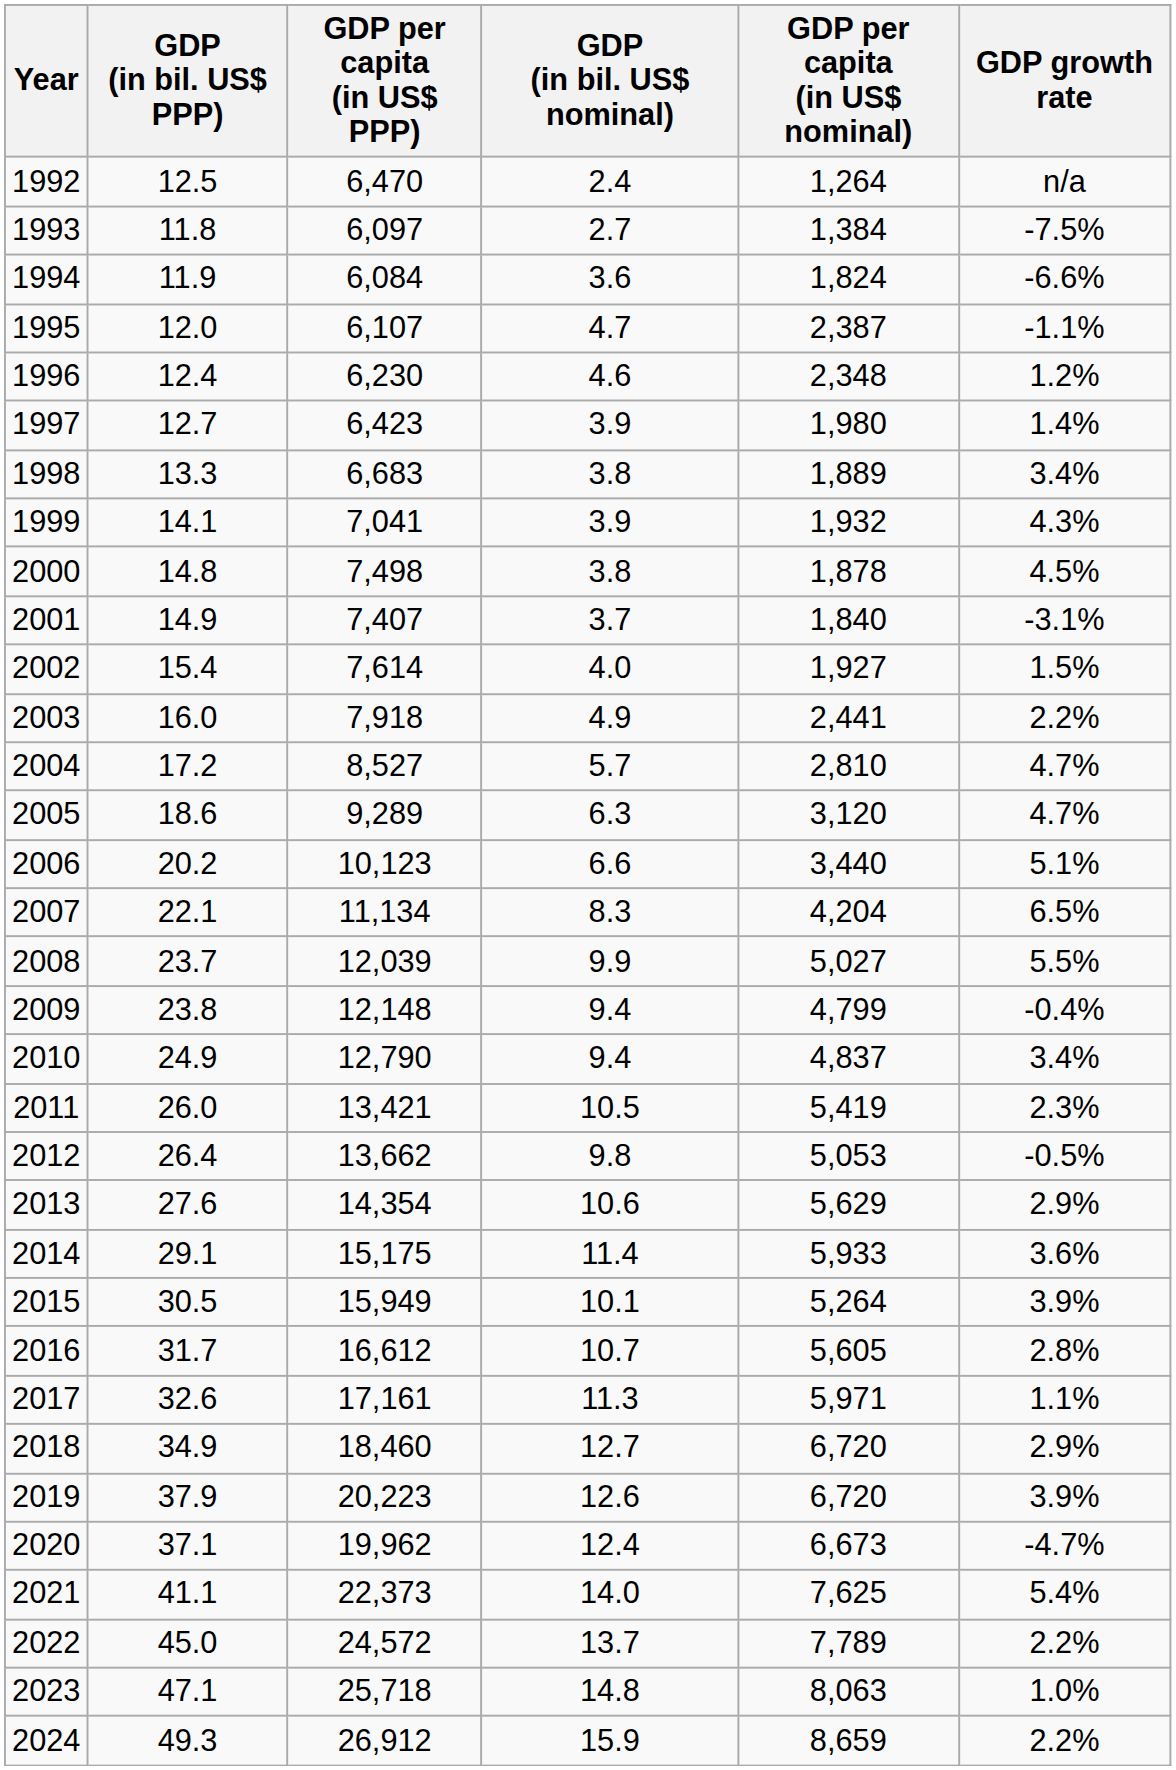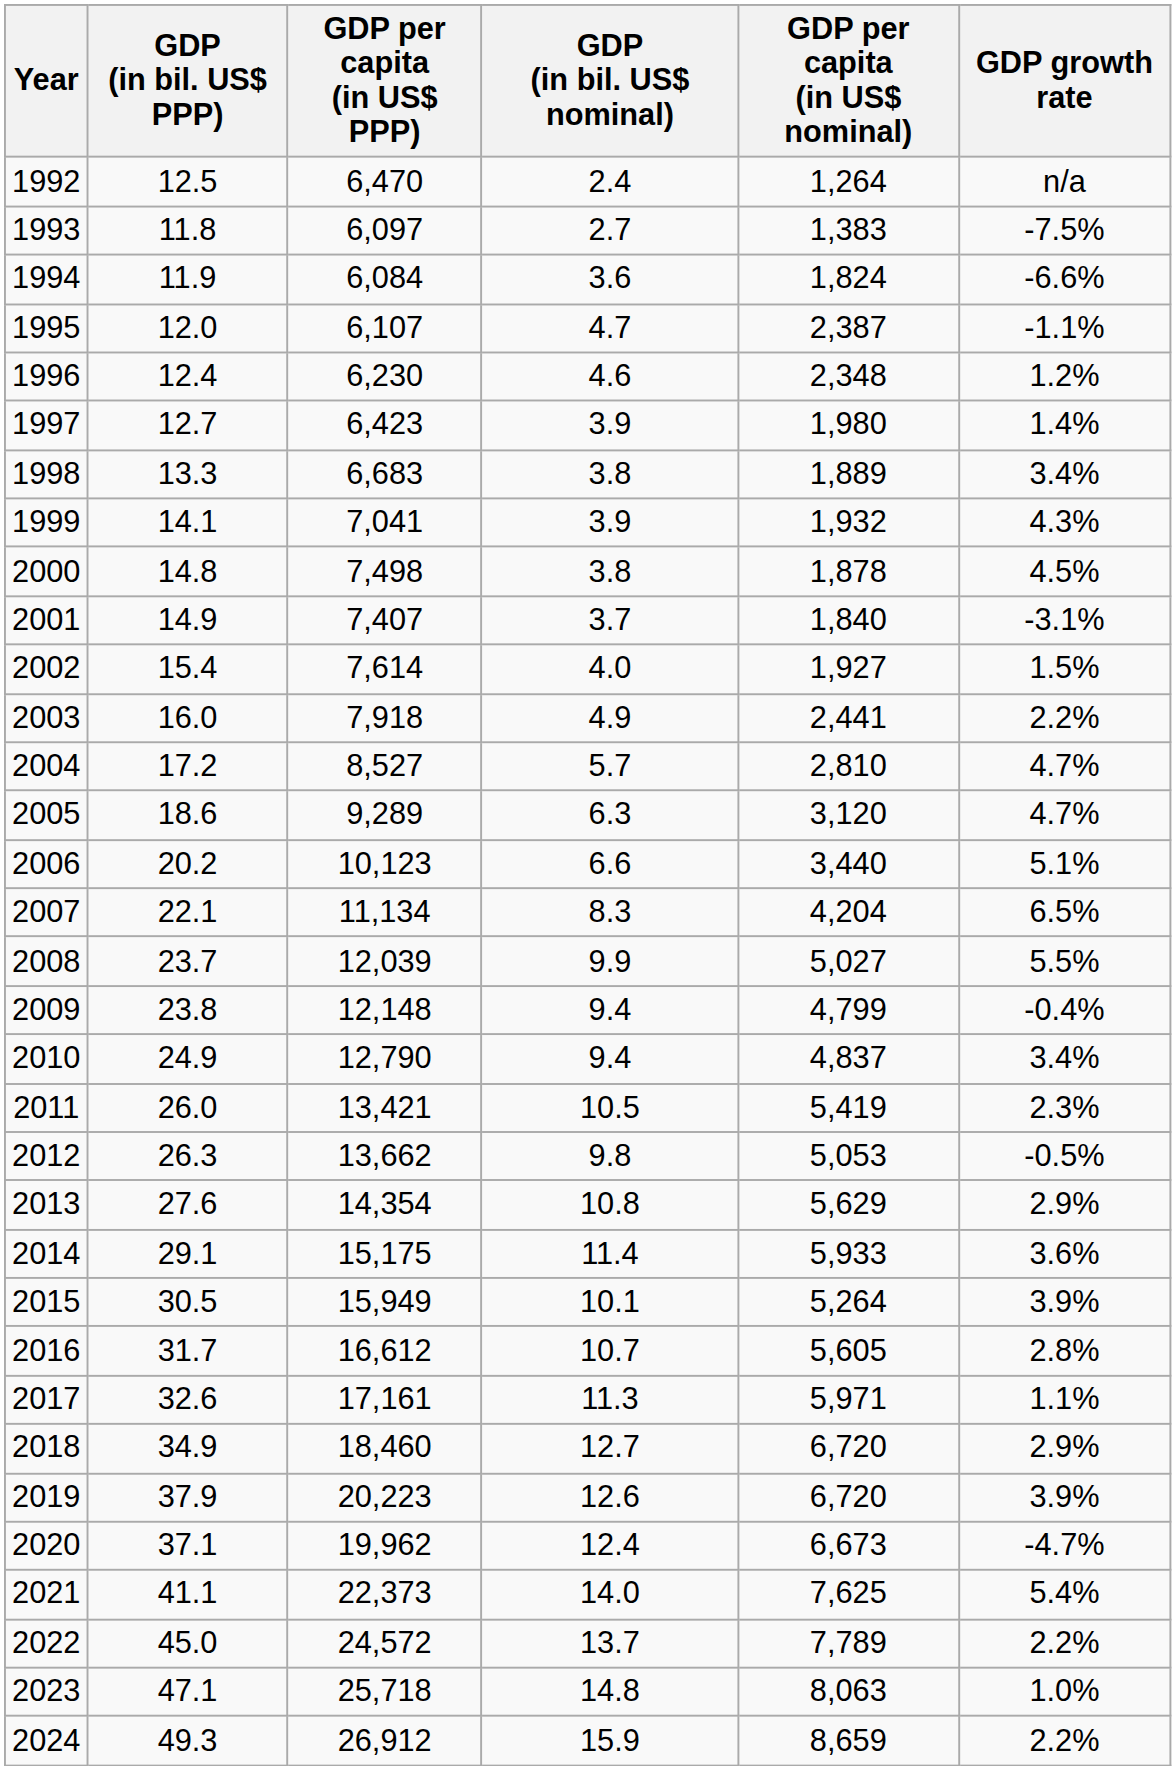(848, 229) 1,384 -> (848, 229) 1,383
(188, 1155) 26.4 -> (188, 1155) 26.3
(610, 1204) 10.6 -> (610, 1204) 10.8
